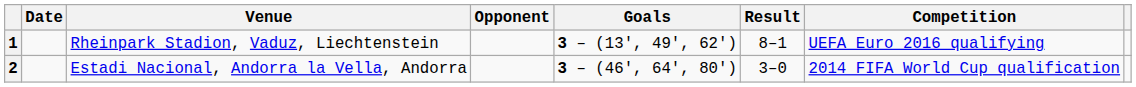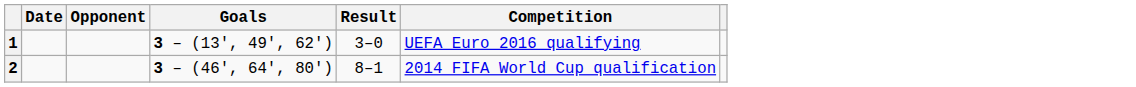- column: (269, 17)
(773, 43) 8–1 -> (369, 43) 3–0
(773, 69) 3–0 -> (369, 69) 8–1
